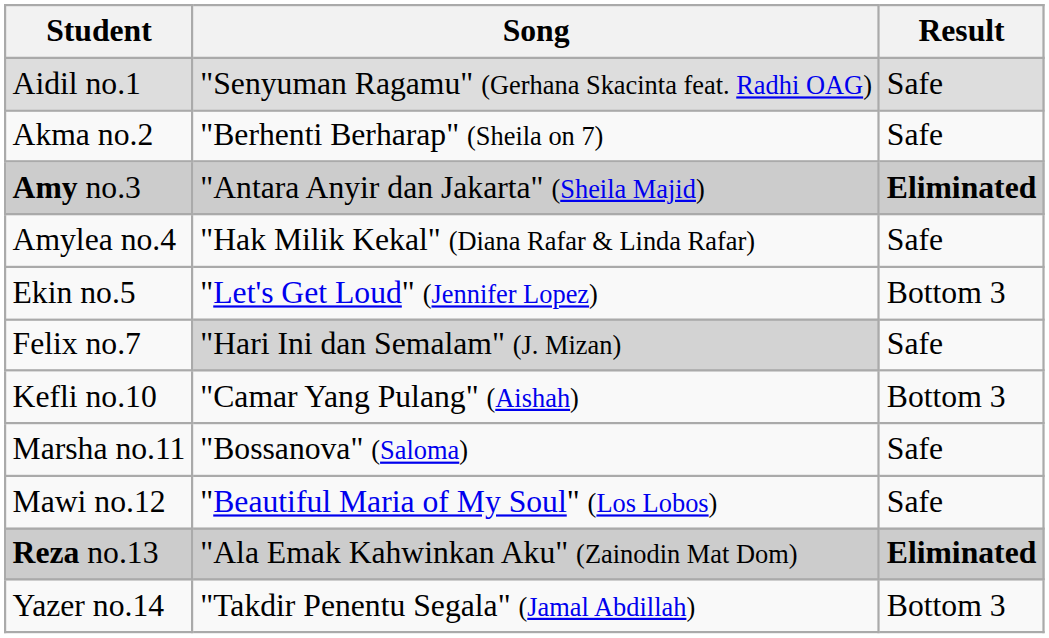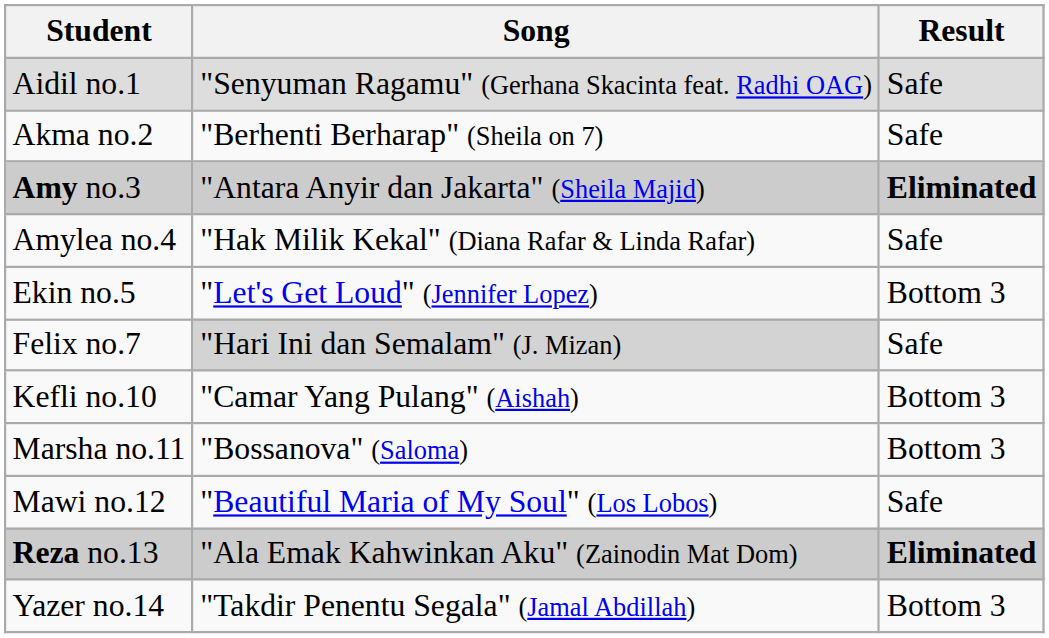(915, 449) Safe -> (946, 449) Bottom 3
